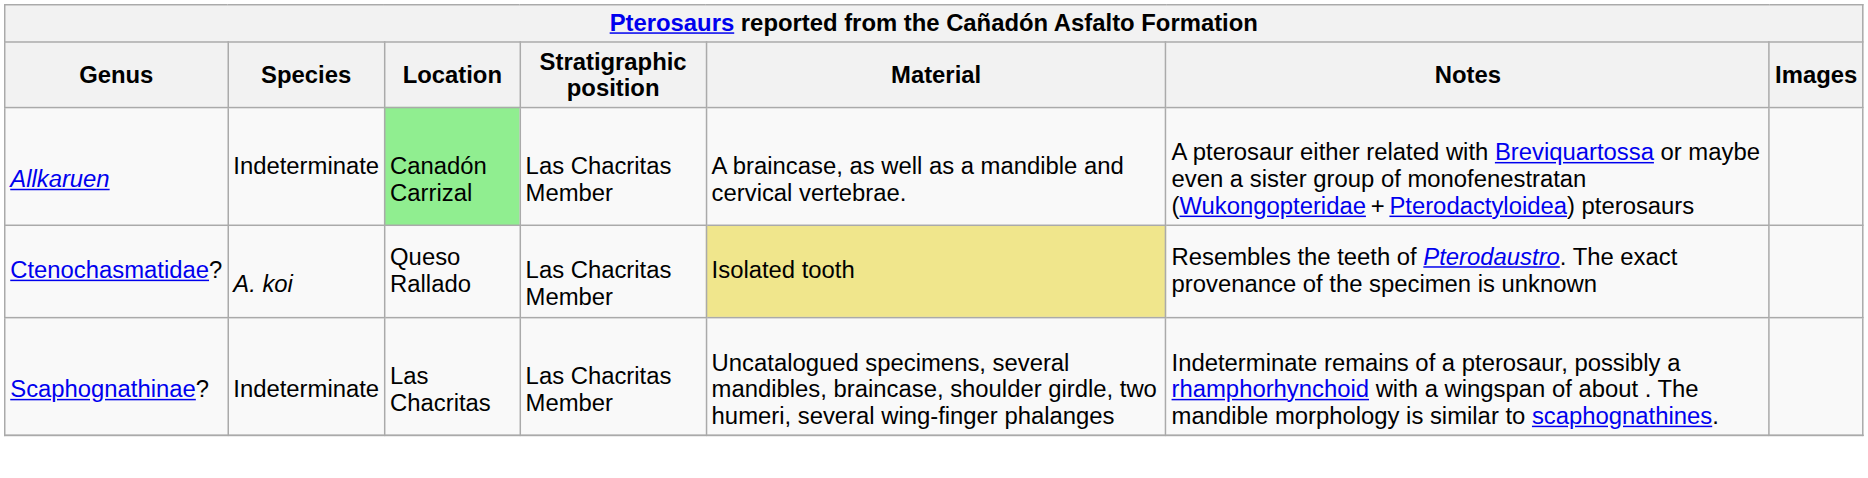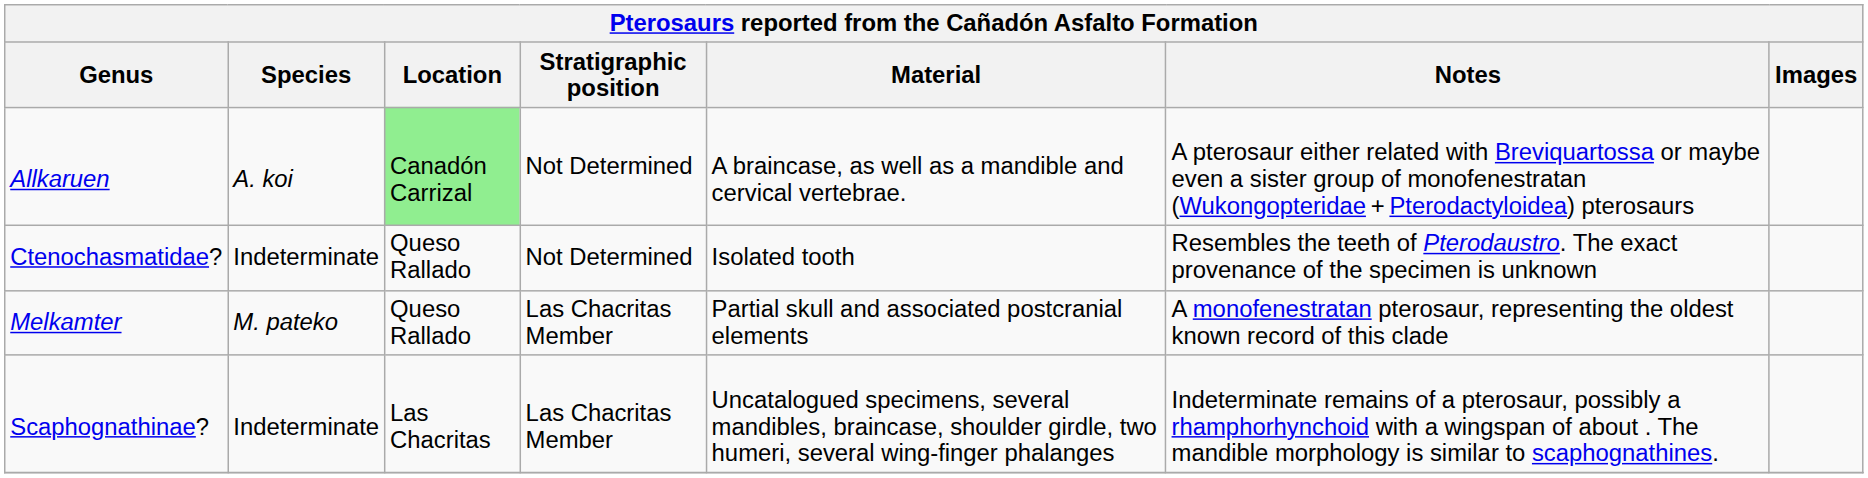(306, 166) Indeterminate -> (263, 179) A. koi
(598, 179) Las Chacritas Member -> (609, 166) Not Determined
(263, 284) A. koi -> (306, 257) Indeterminate
(598, 284) Las Chacritas Member -> (609, 257) Not Determined
(783, 270) khaki background -> (783, 257) no background
+ row: (66, 322)
